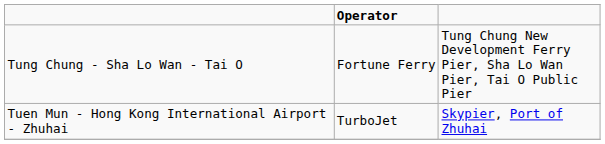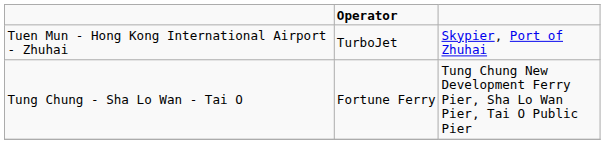rows swapped: (125, 64) <-> (167, 121)
